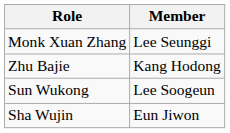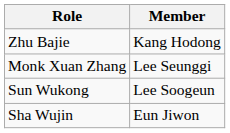rows swapped: (39, 66) <-> (67, 41)
